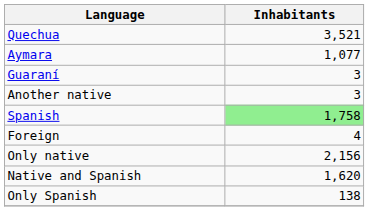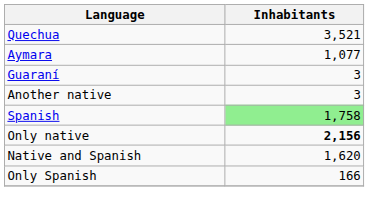- row: (33, 135)
(342, 155) normal -> (342, 135) bold
(350, 196) 138 -> (350, 176) 166
